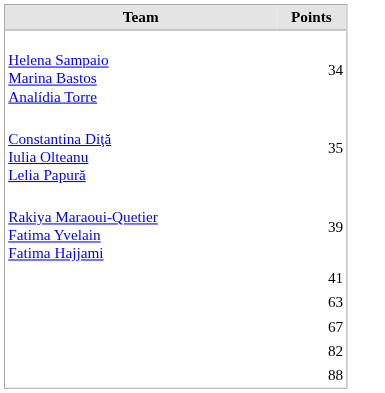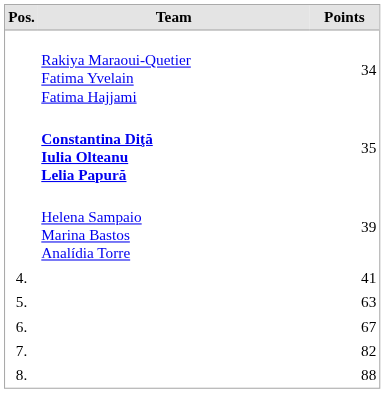+ column: (22, 17)
(58, 78) Helena Sampaio Marina Bastos Analídia Torre -> (116, 78) Rakiya Maraoui-Quetier Fatima Yvelain Fatima Hajjami
(60, 157) normal -> (97, 157) bold
(83, 235) Rakiya Maraoui-Quetier Fatima Yvelain Fatima Hajjami -> (91, 235) Helena Sampaio Marina Bastos Analídia Torre
